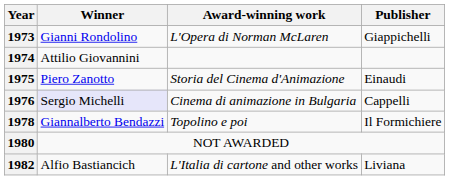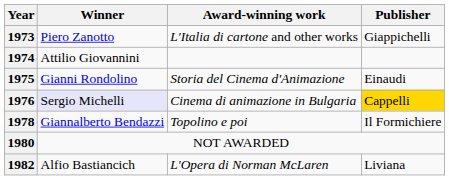(89, 36) Gianni Rondolino -> (77, 36) Piero Zanotto
(249, 36) L'Opera di Norman McLaren -> (264, 36) L'Italia di cartone and other works
(77, 79) Piero Zanotto -> (89, 79) Gianni Rondolino
(387, 100) no background -> (387, 100) gold background
(264, 164) L'Italia di cartone and other works -> (249, 164) L'Opera di Norman McLaren
